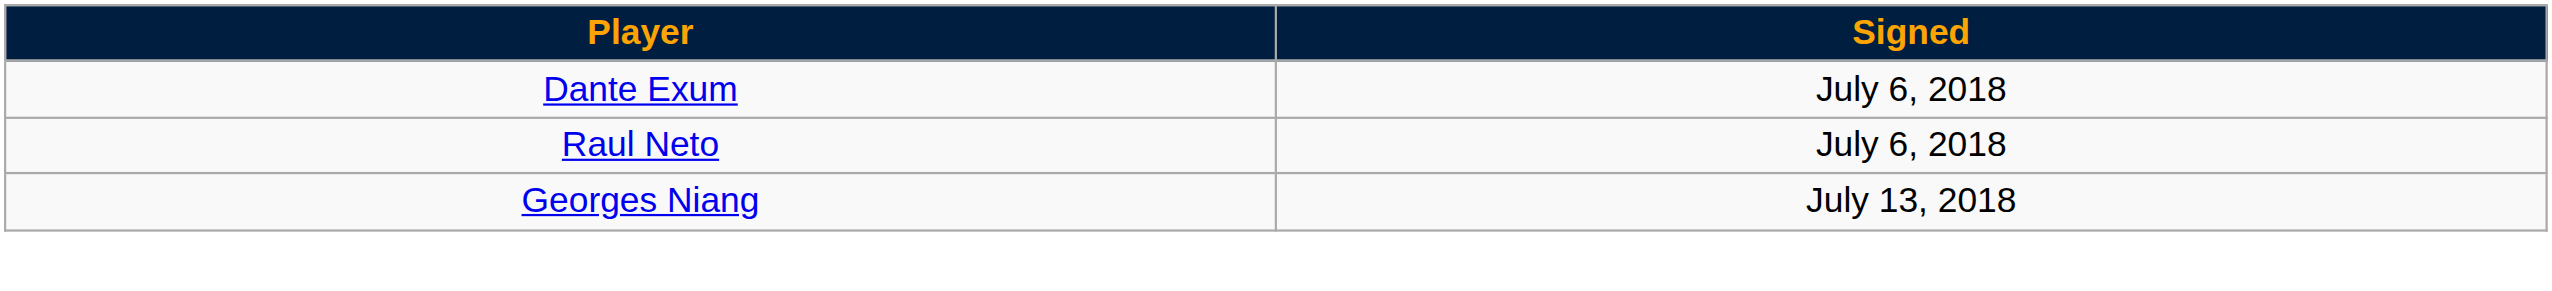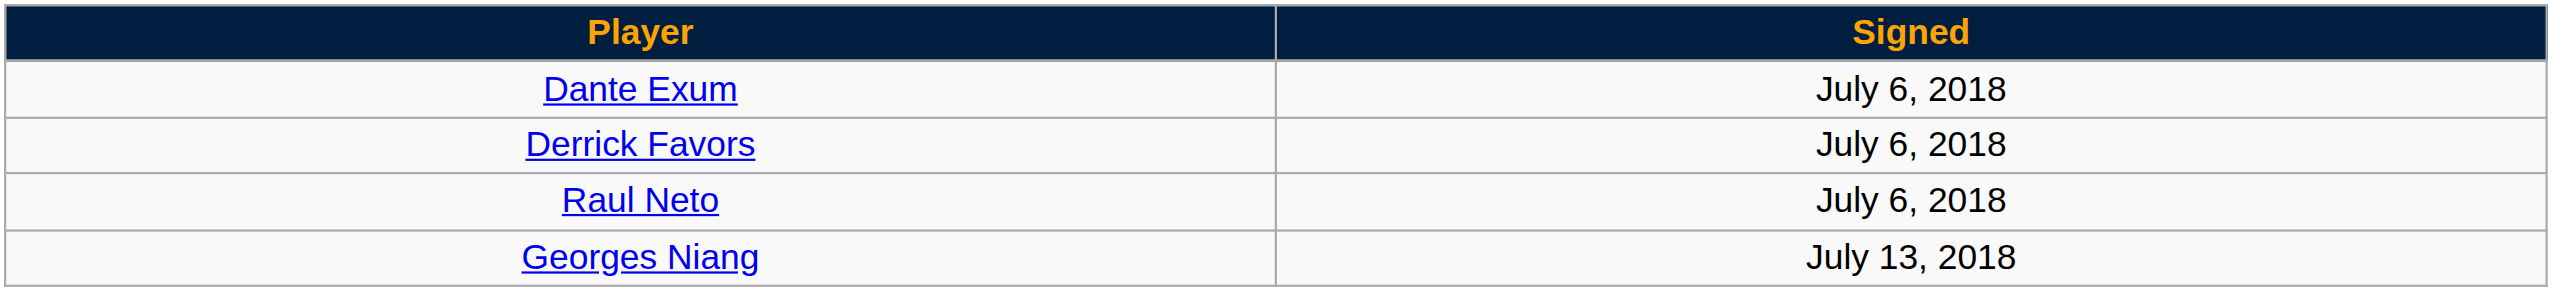+ row: (640, 144)
